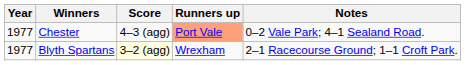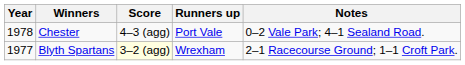(20, 32) 1977 -> (20, 32) 1978
(199, 32) lightsalmon background -> (199, 32) no background
